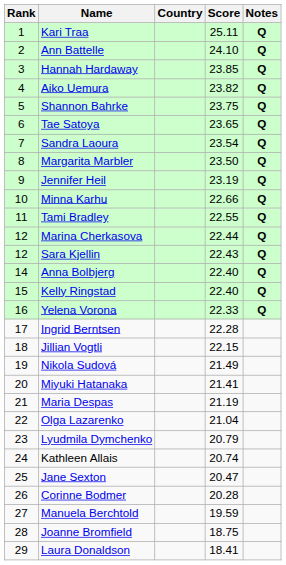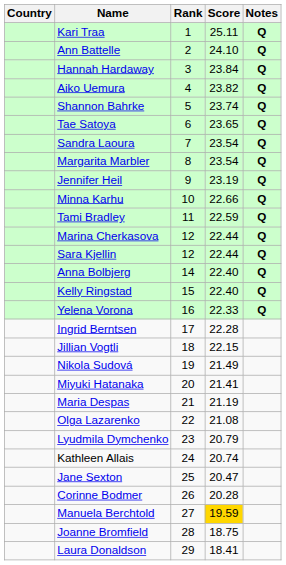columns swapped: (21, 13) <-> (180, 13)
(224, 69) 23.85 -> (224, 69) 23.84
(224, 106) 23.75 -> (224, 106) 23.74
(224, 161) 23.50 -> (224, 161) 23.54
(224, 217) 22.55 -> (224, 217) 22.59
(224, 254) 22.43 -> (224, 254) 22.44
(224, 421) 21.04 -> (224, 421) 21.08
(224, 513) no background -> (224, 513) gold background
